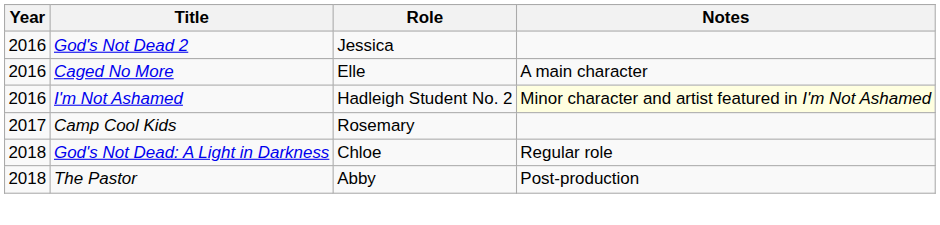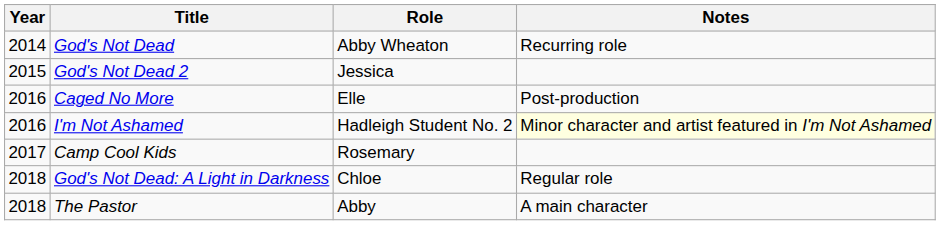+ row: (114, 44)
(27, 44) 2016 -> (27, 71) 2015
(584, 71) A main character -> (580, 98) Post-production
(580, 179) Post-production -> (584, 206) A main character
